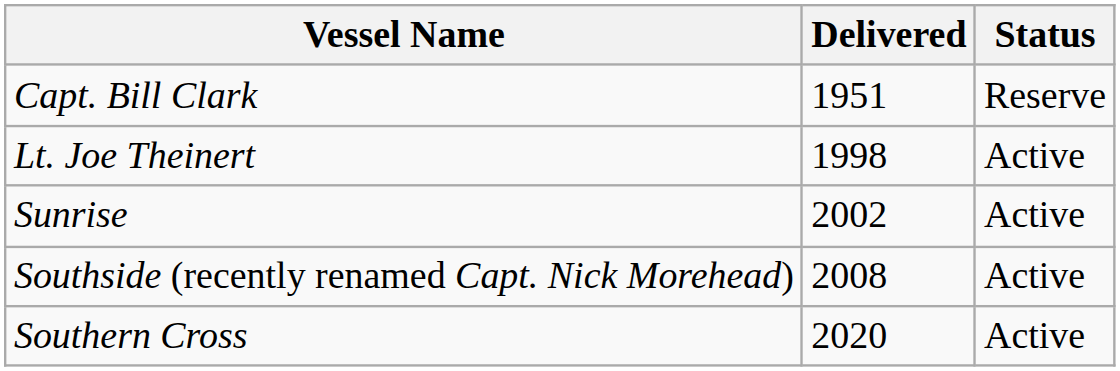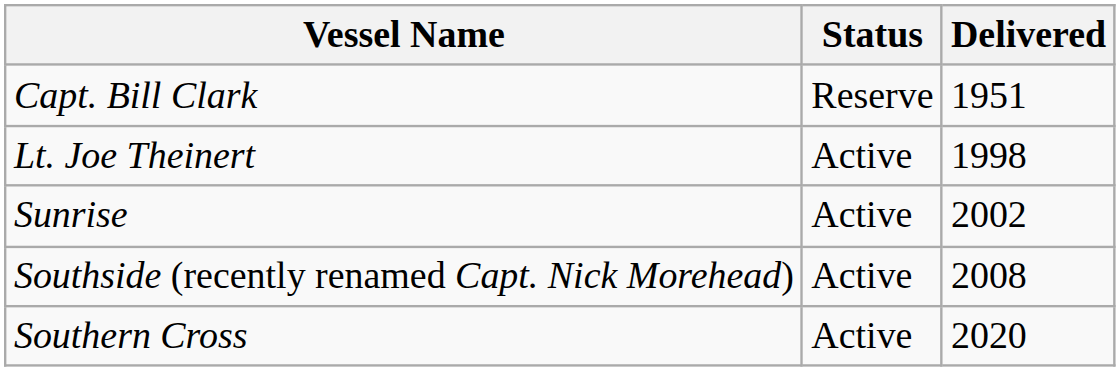columns swapped: (889, 34) <-> (1045, 34)
